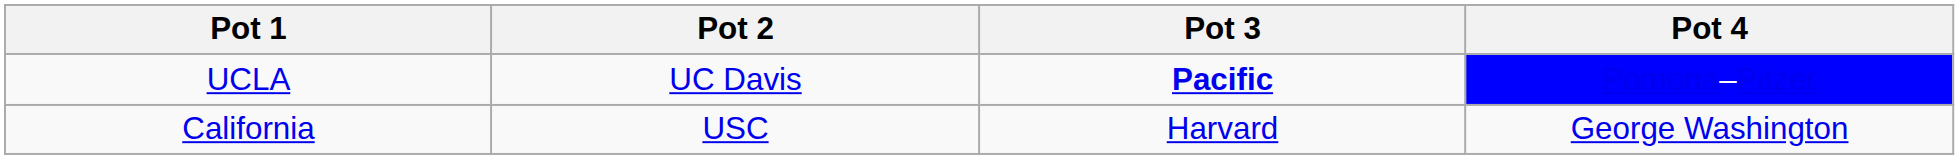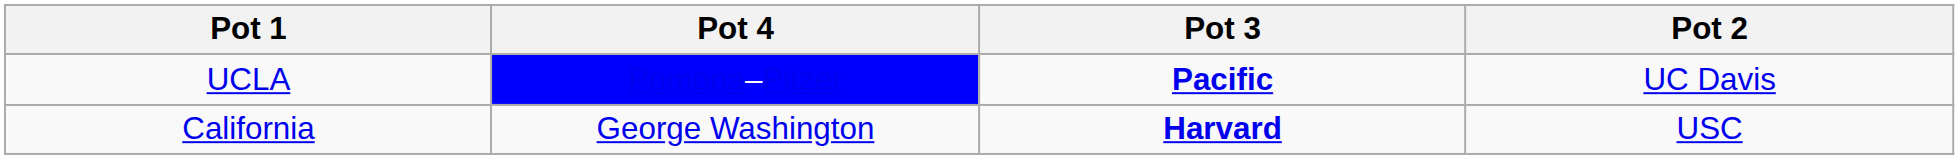columns swapped: (736, 29) <-> (1710, 29)
(1223, 128) normal -> (1223, 128) bold
